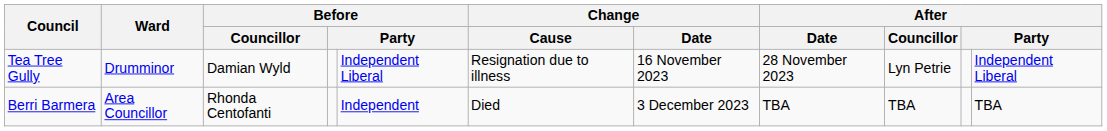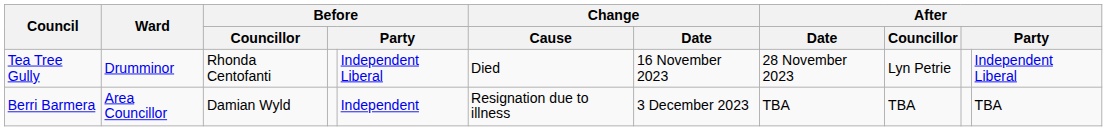(249, 68) Damian Wyld -> (239, 68) Rhonda Centofanti
(530, 68) Resignation due to illness -> (486, 68) Died
(239, 106) Rhonda Centofanti -> (249, 106) Damian Wyld
(486, 106) Died -> (530, 106) Resignation due to illness
